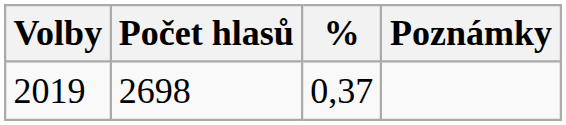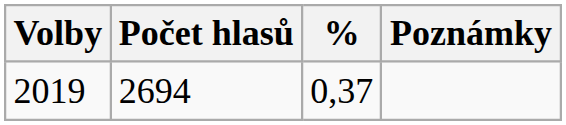(155, 90) 2698 -> (155, 90) 2694
